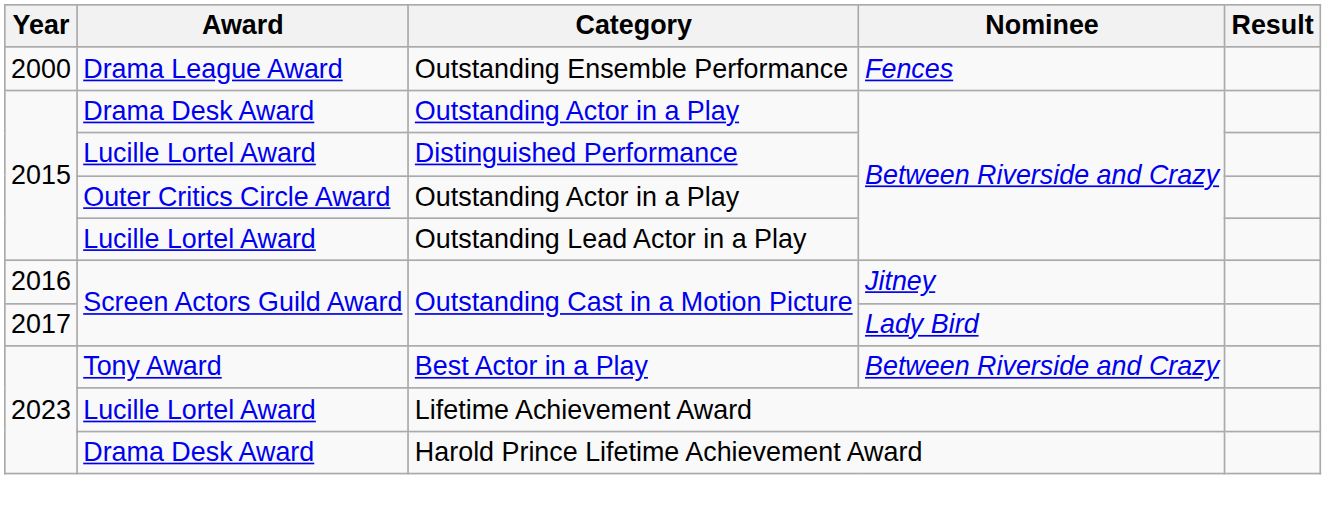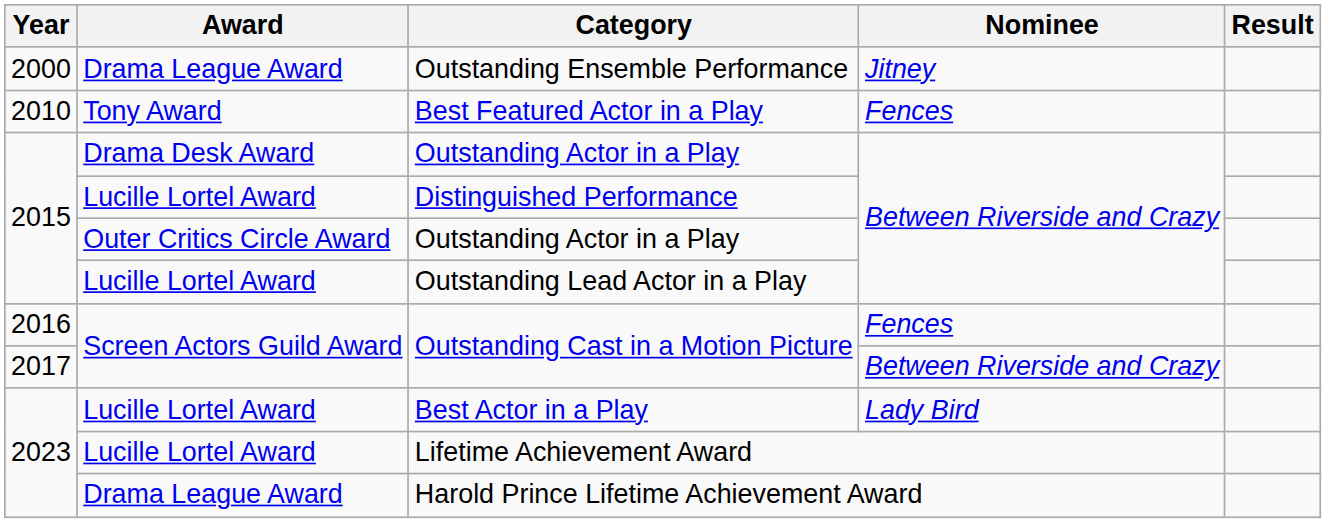(909, 68) Fences -> (900, 68) Jitney
+ row: (41, 111)
(900, 281) Jitney -> (909, 324) Fences
(922, 324) Lady Bird -> (1042, 366) Between Riverside and Crazy
(152, 366) Tony Award -> (200, 409) Lucille Lortel Award
(1042, 366) Between Riverside and Crazy -> (922, 409) Lady Bird
(199, 452) Drama Desk Award -> (213, 494) Drama League Award
